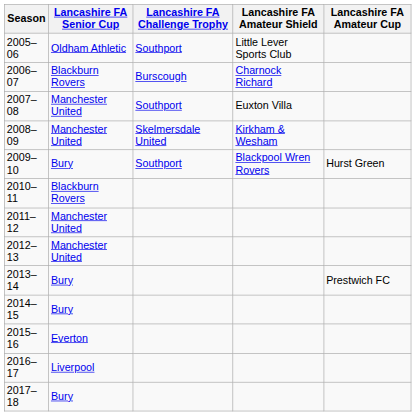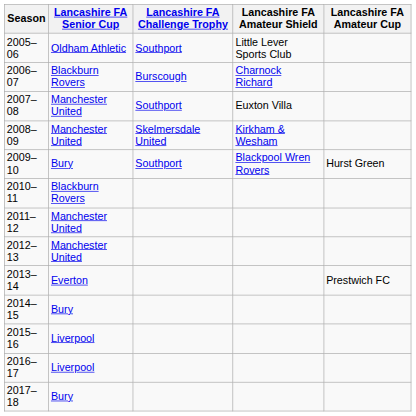(62, 280) Bury -> (69, 280) Everton
(69, 338) Everton -> (73, 338) Liverpool
